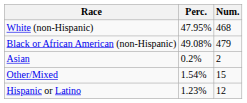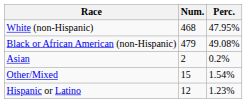columns swapped: (228, 12) <-> (196, 12)
